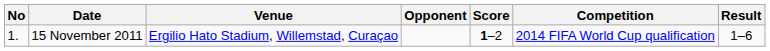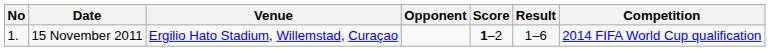columns swapped: (741, 14) <-> (615, 14)
